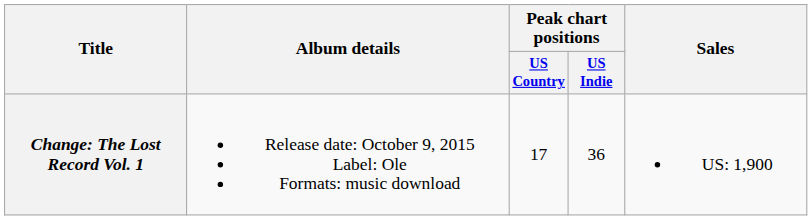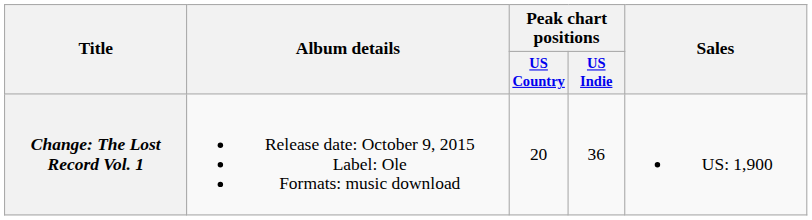(539, 154) 17 -> (539, 154) 20
